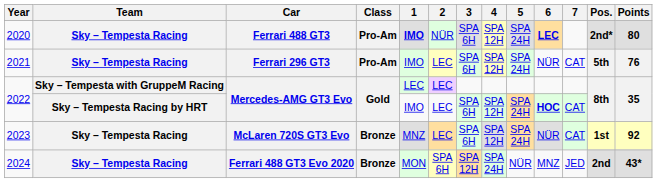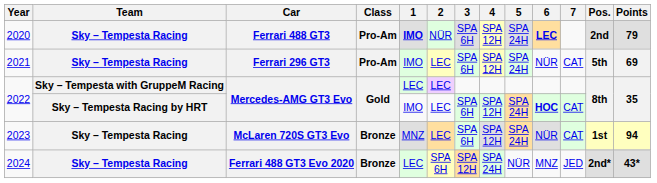(601, 35) 2nd* -> (600, 35) 2nd
(634, 35) 80 -> (632, 35) 79
(634, 63) 76 -> (632, 63) 69
(634, 135) 92 -> (632, 135) 94
(414, 163) MON -> (413, 163) LEC
(601, 163) 2nd -> (600, 163) 2nd*
